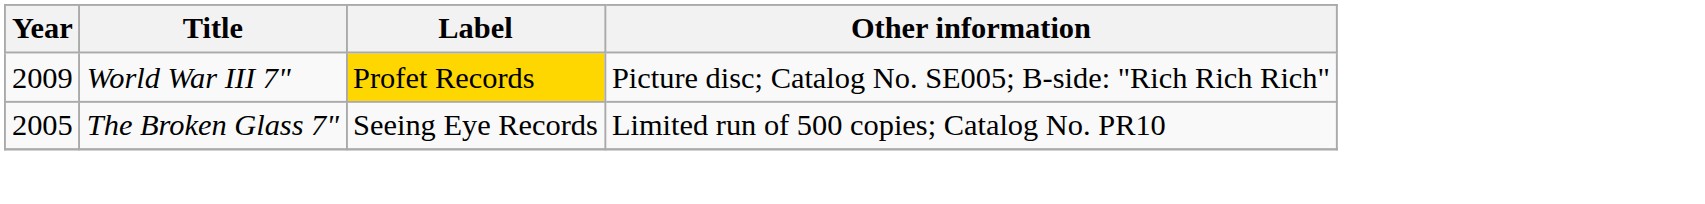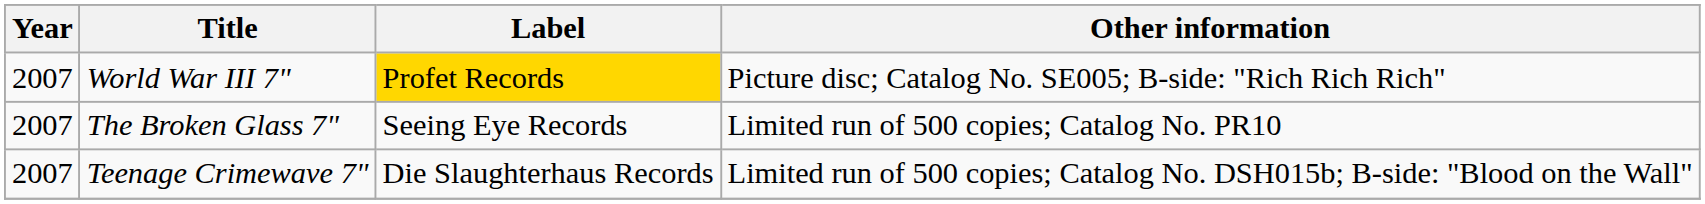(42, 76) 2009 -> (42, 76) 2007
(42, 125) 2005 -> (42, 125) 2007
+ row: (228, 173)
